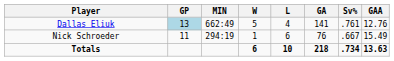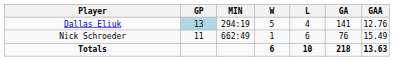- column: (350, 11)
(220, 24) 662:49 -> (235, 24) 294:19
(220, 37) 294:19 -> (235, 37) 662:49
